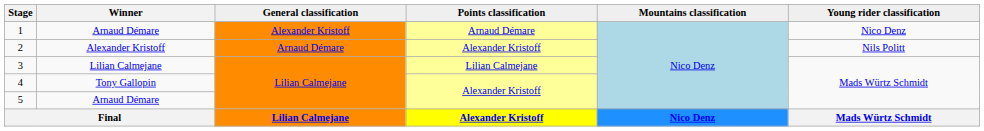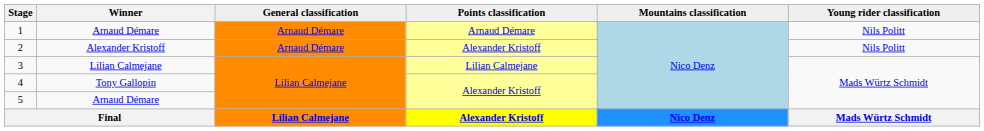(310, 30) Alexander Kristoff -> (310, 30) Arnaud Démare
(884, 30) Nico Denz -> (884, 30) Nils Politt
